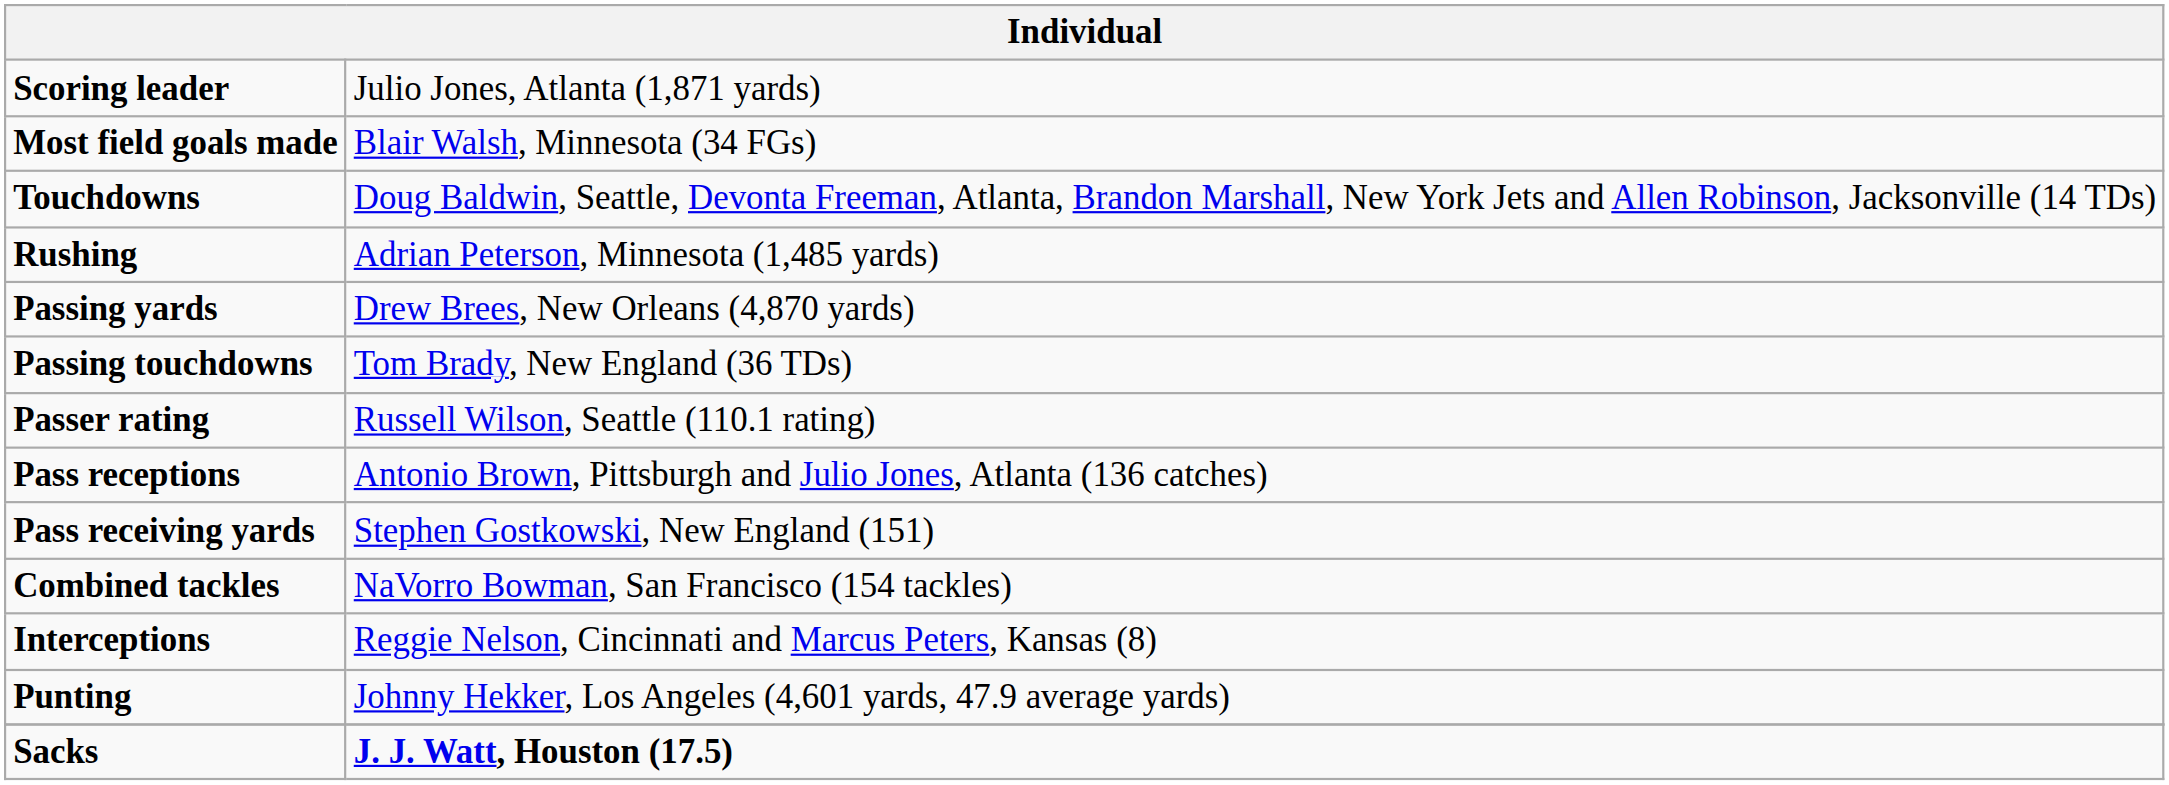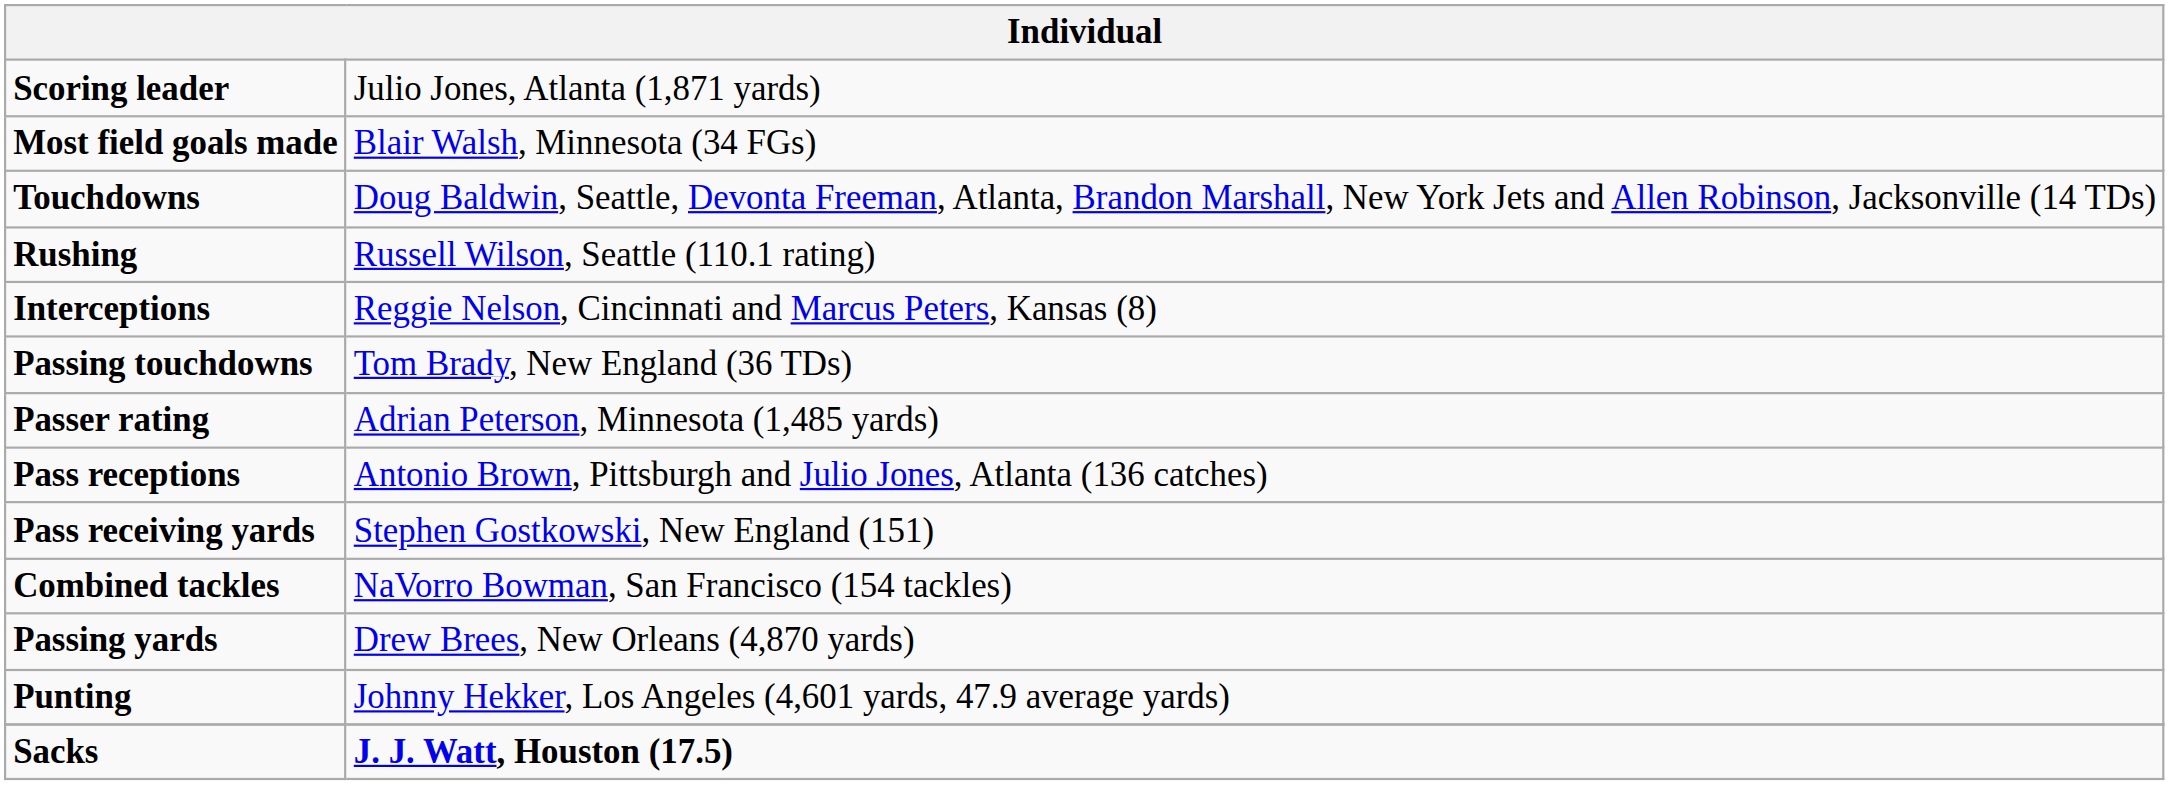(646, 253) Adrian Peterson, Minnesota (1,485 yards) -> (615, 253) Russell Wilson, Seattle (110.1 rating)
rows swapped: (115, 308) <-> (112, 640)
(615, 419) Russell Wilson, Seattle (110.1 rating) -> (646, 419) Adrian Peterson, Minnesota (1,485 yards)
